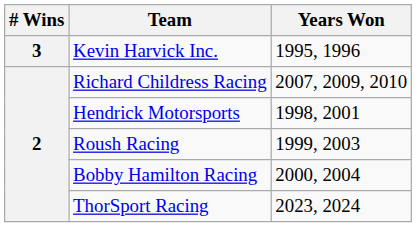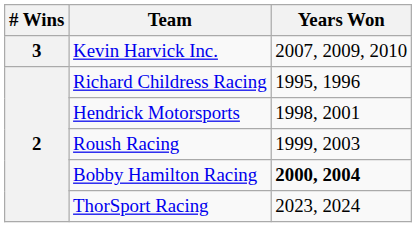(318, 51) 1995, 1996 -> (341, 51) 2007, 2009, 2010
(341, 82) 2007, 2009, 2010 -> (318, 82) 1995, 1996
(318, 175) normal -> (318, 175) bold
